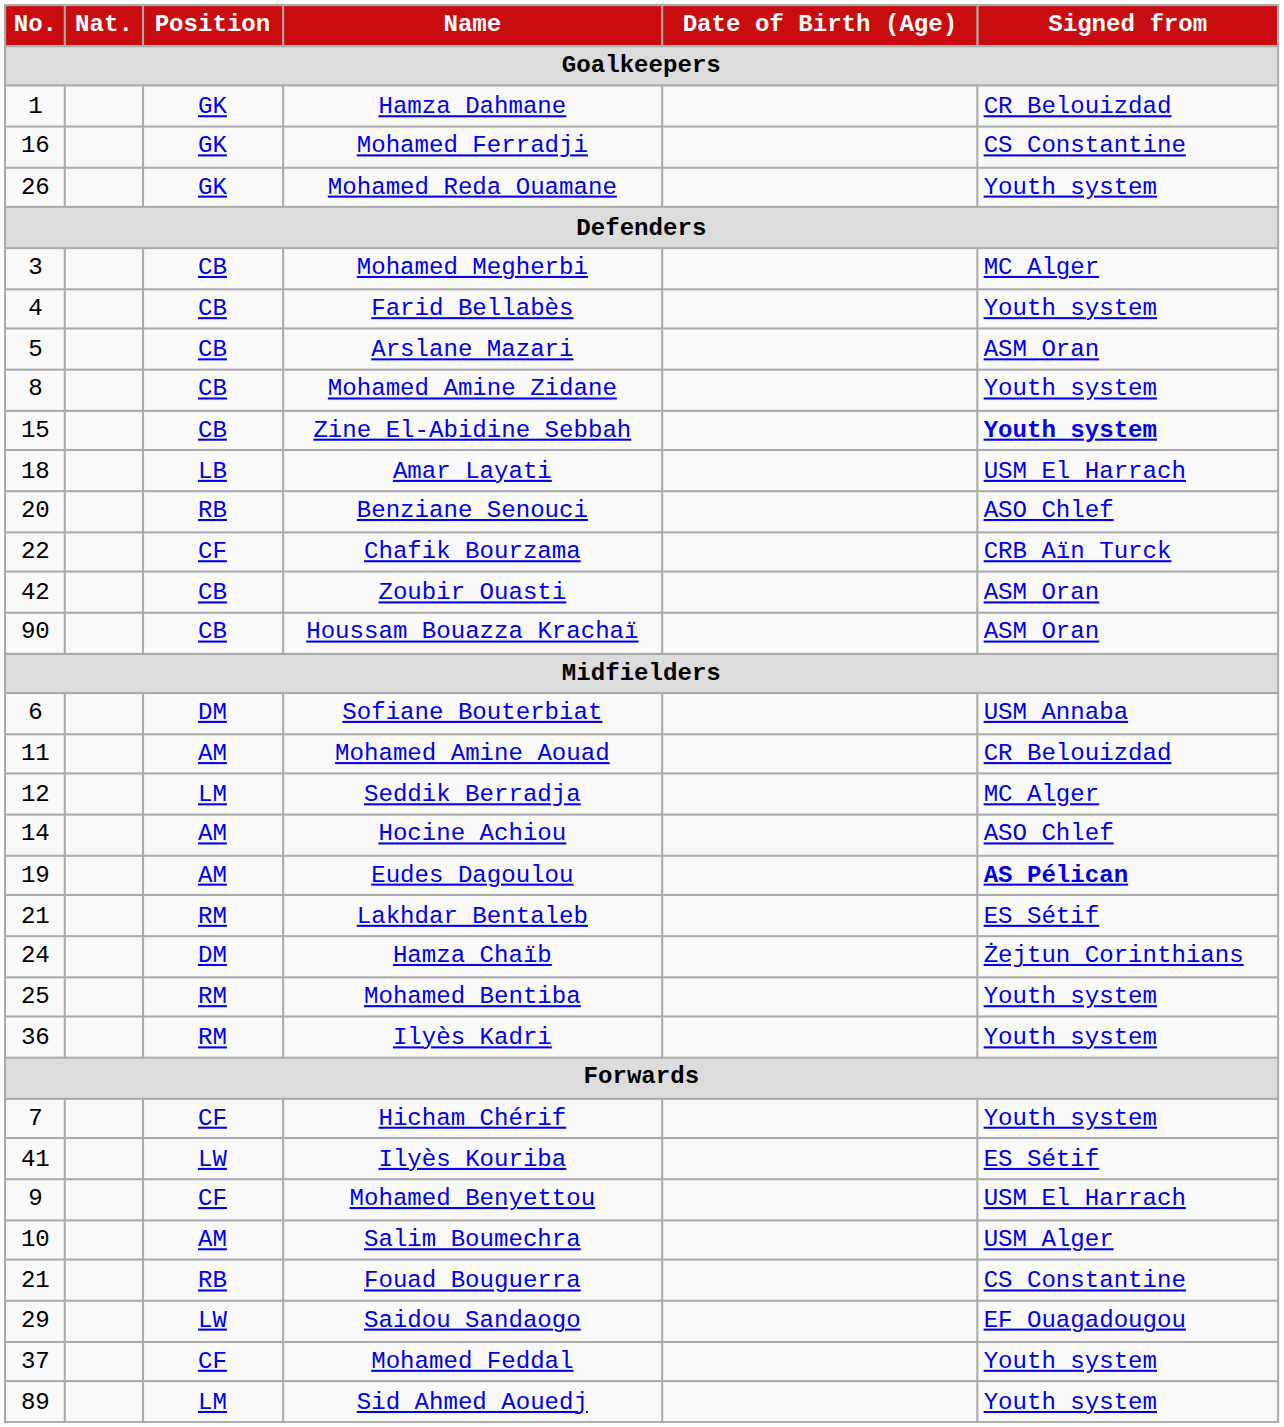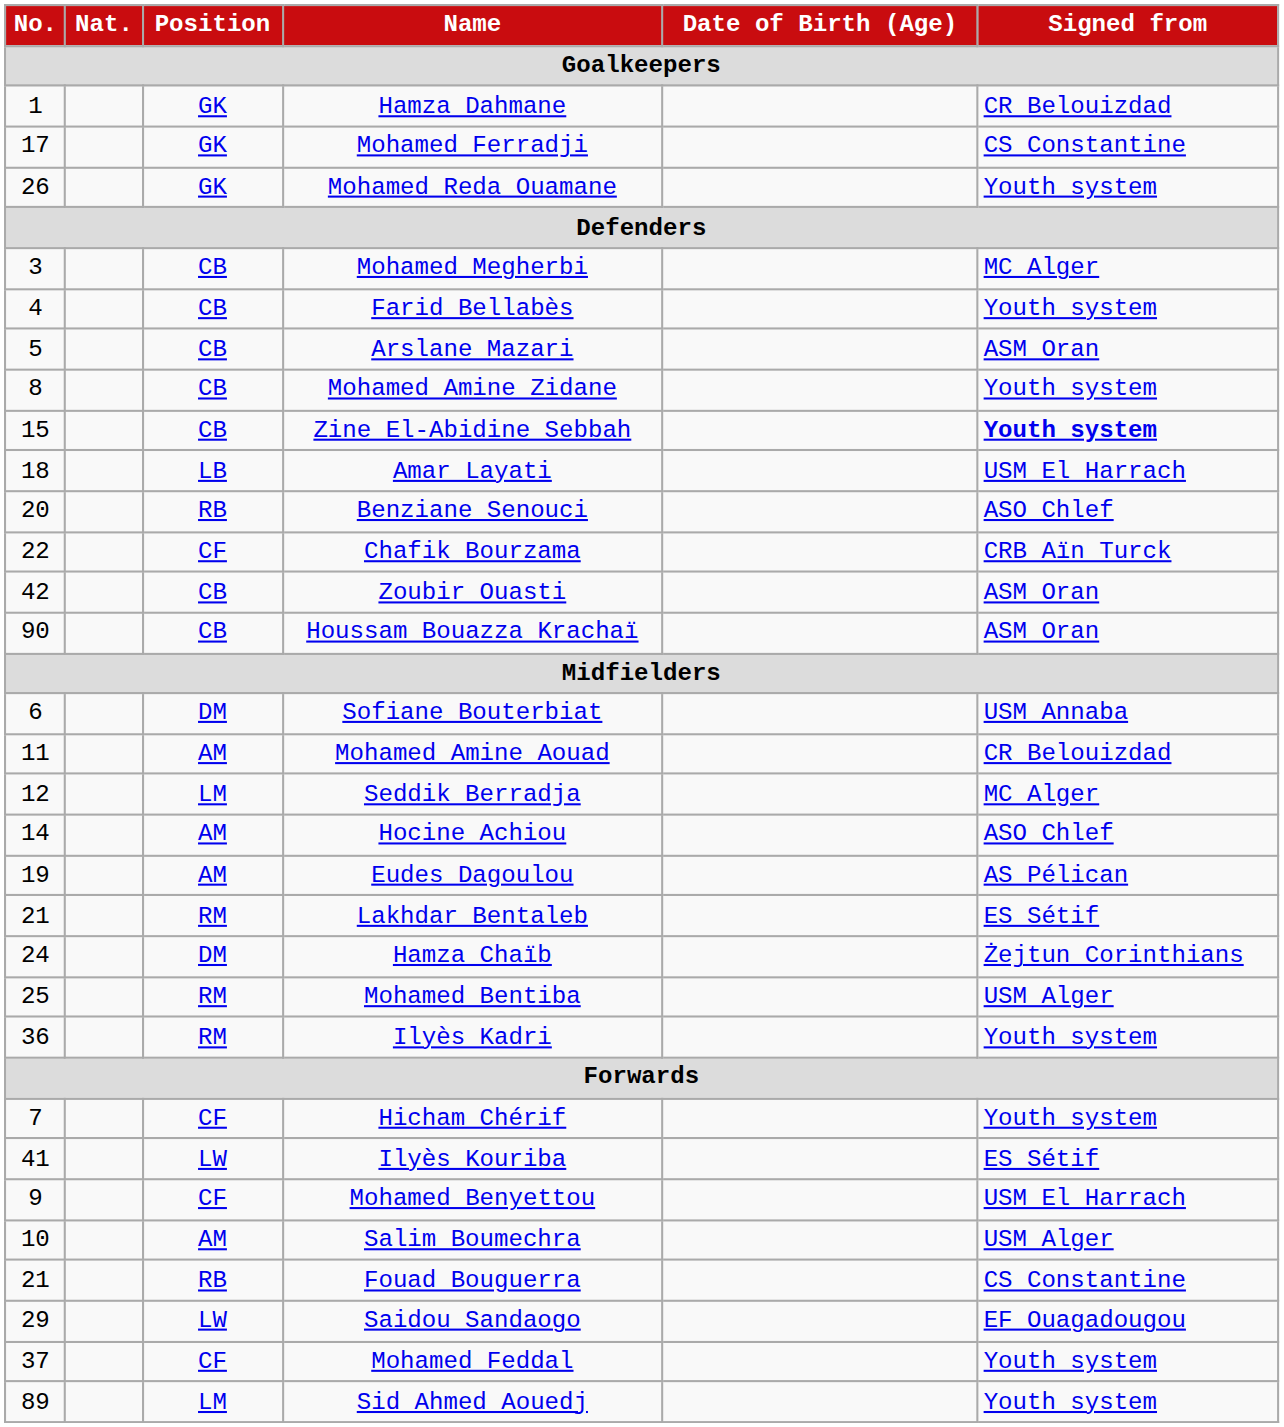(35, 146) 16 -> (35, 146) 17
(1056, 875) bold -> (1056, 875) normal
(1070, 997) Youth system -> (1049, 997) USM Alger
